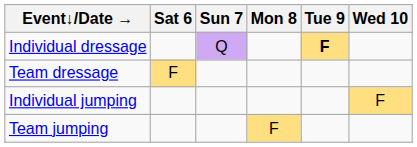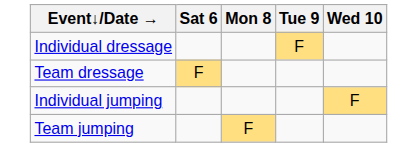- column: (222, 18)
(325, 46) bold -> (299, 46) normal
